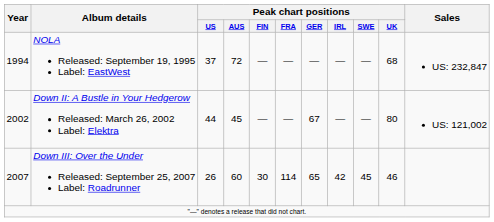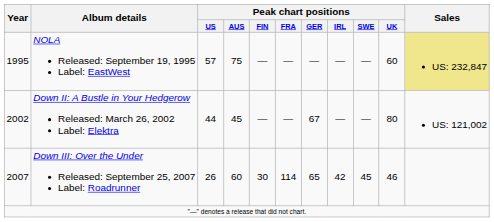(18, 61) 1994 -> (18, 61) 1995
(211, 61) 37 -> (211, 61) 57
(236, 61) 72 -> (236, 61) 75
(392, 61) 68 -> (392, 61) 60
(447, 67) no background -> (447, 67) khaki background
